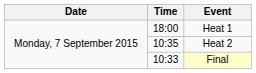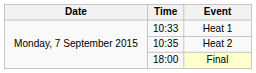(166, 28) 18:00 -> (166, 28) 10:33
(166, 60) 10:33 -> (166, 60) 18:00
